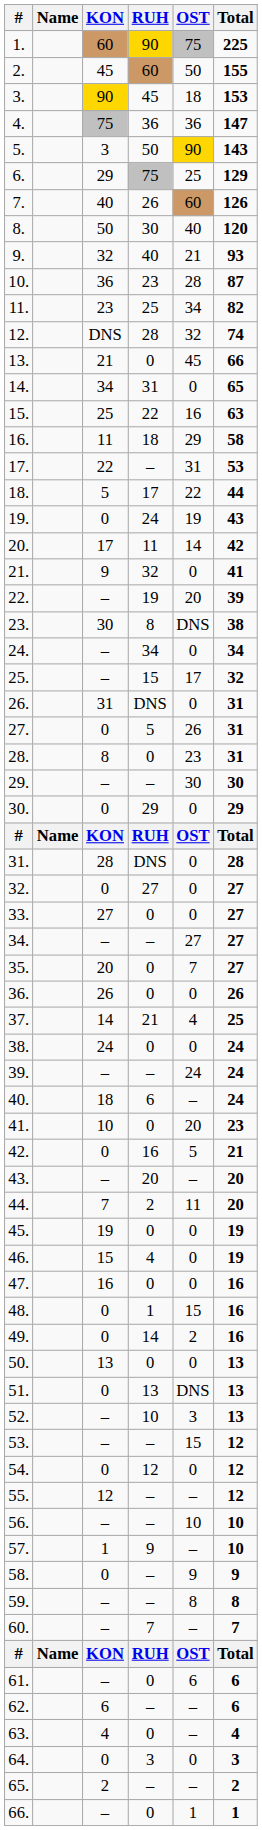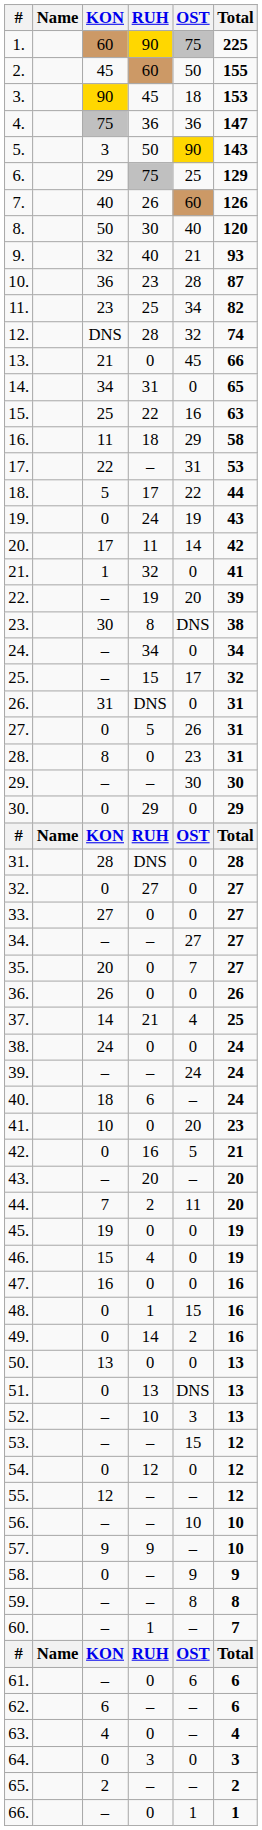(105, 571) 9 -> (105, 571) 1
(105, 1548) 1 -> (105, 1548) 9
(150, 1627) 7 -> (150, 1627) 1
